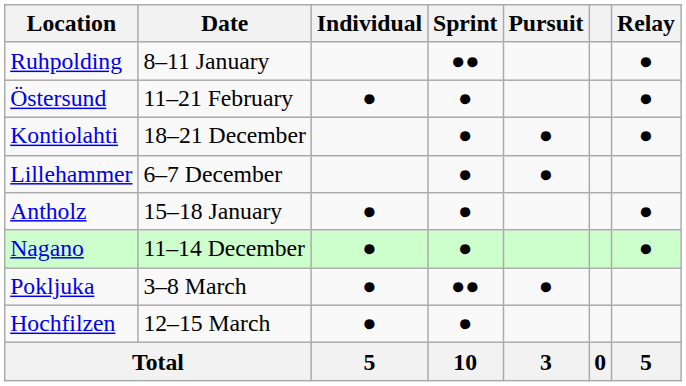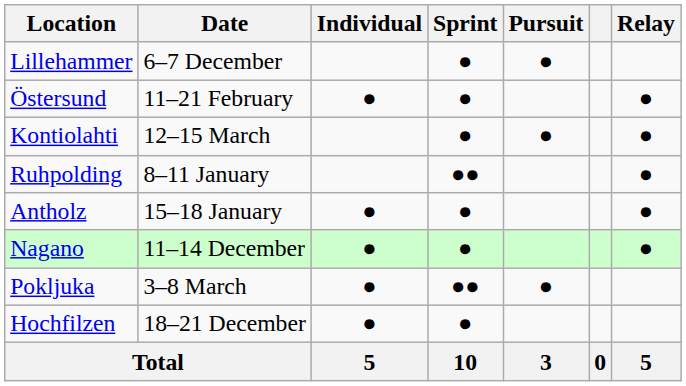rows swapped: (71, 173) <-> (66, 60)
(225, 135) 18–21 December -> (207, 135) 12–15 March
(207, 323) 12–15 March -> (225, 323) 18–21 December
